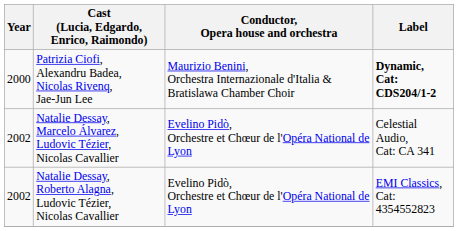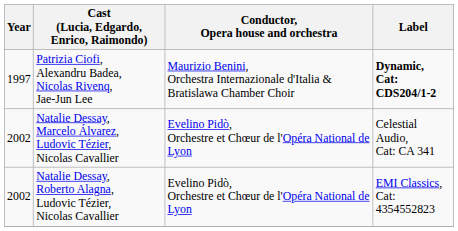(19, 79) 2000 -> (19, 79) 1997
